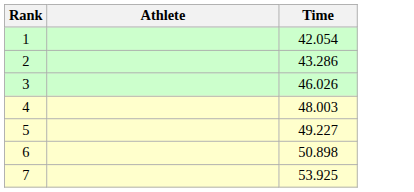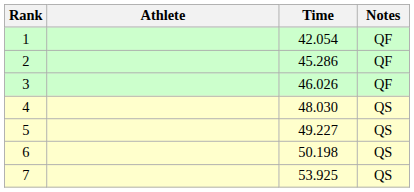+ column: (383, 15)
(318, 61) 43.286 -> (318, 61) 45.286
(318, 107) 48.003 -> (318, 107) 48.030
(318, 152) 50.898 -> (318, 152) 50.198
